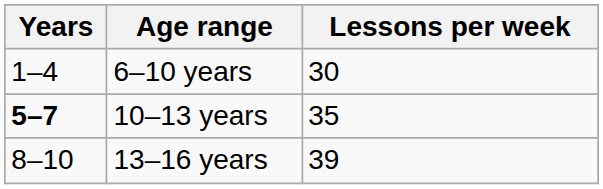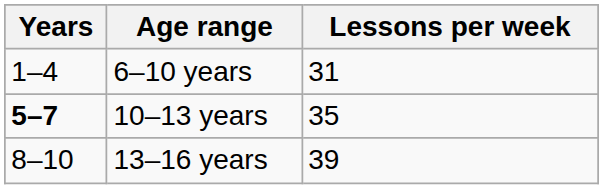(324, 71) 30 -> (324, 71) 31
